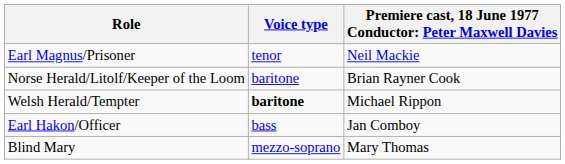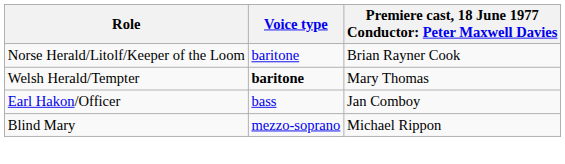- row: (72, 55)
(394, 101) Michael Rippon -> (388, 78) Mary Thomas
(388, 147) Mary Thomas -> (394, 124) Michael Rippon
